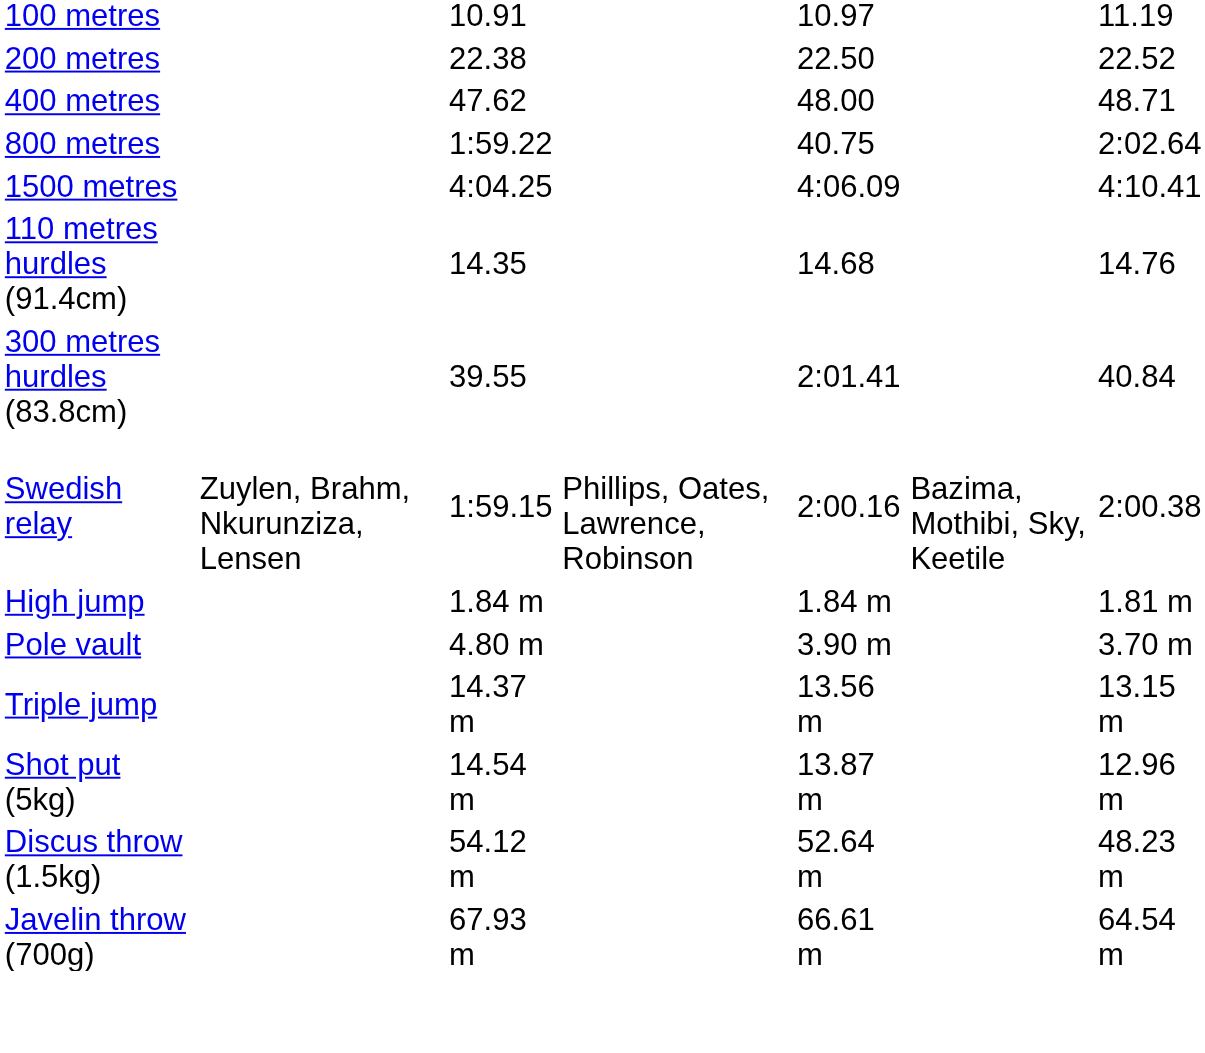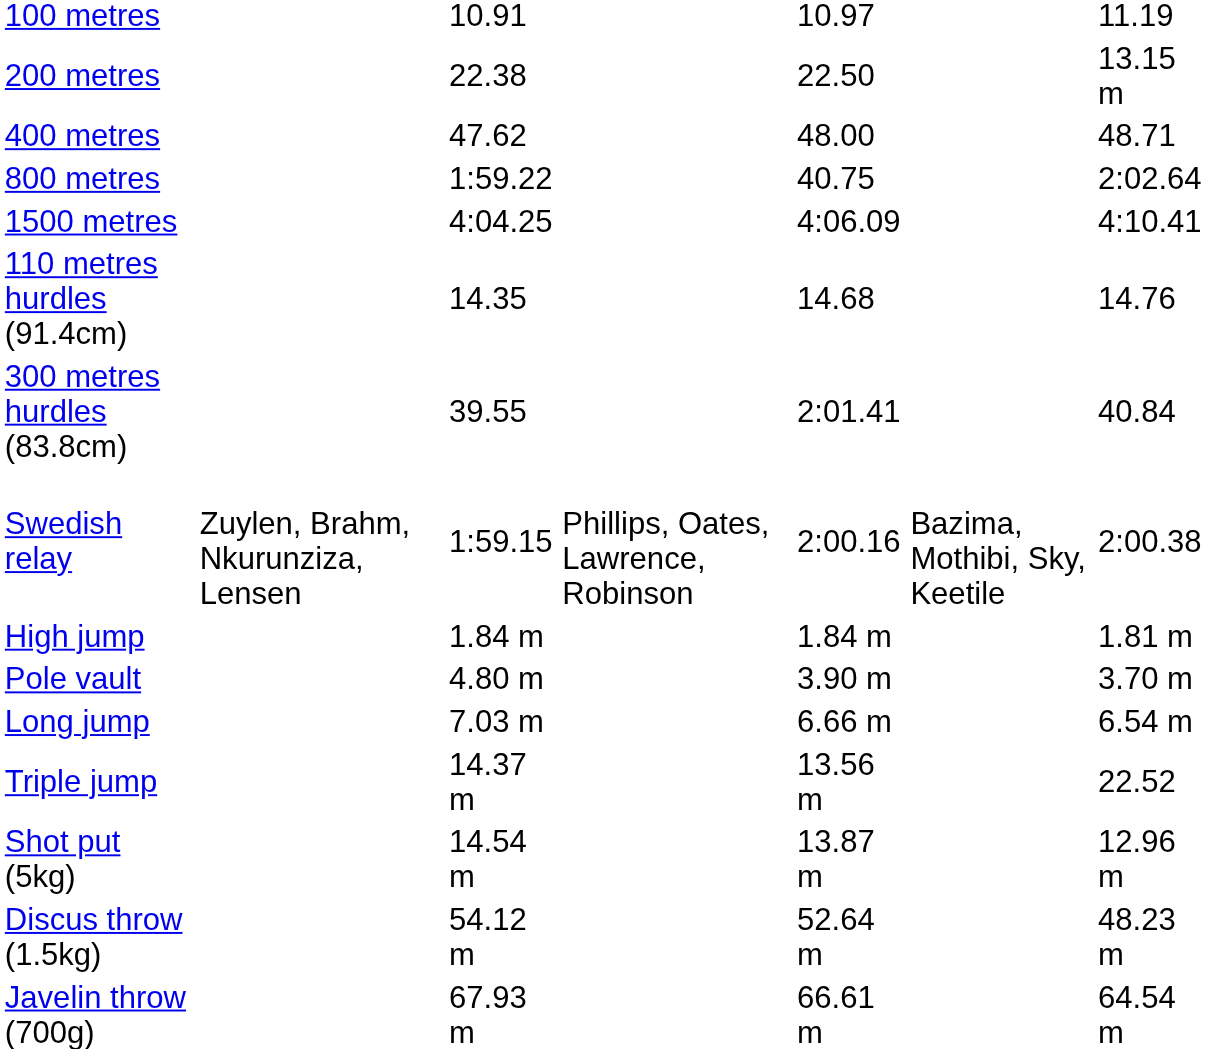(1137, 58) 22.52 -> (1137, 75) 13.15 m
+ row: (77, 721)
(1137, 704) 13.15 m -> (1137, 782) 22.52
